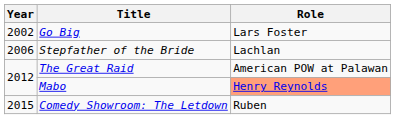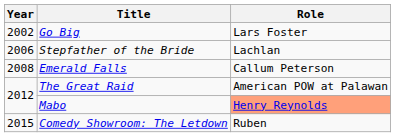+ row: (83, 68)
